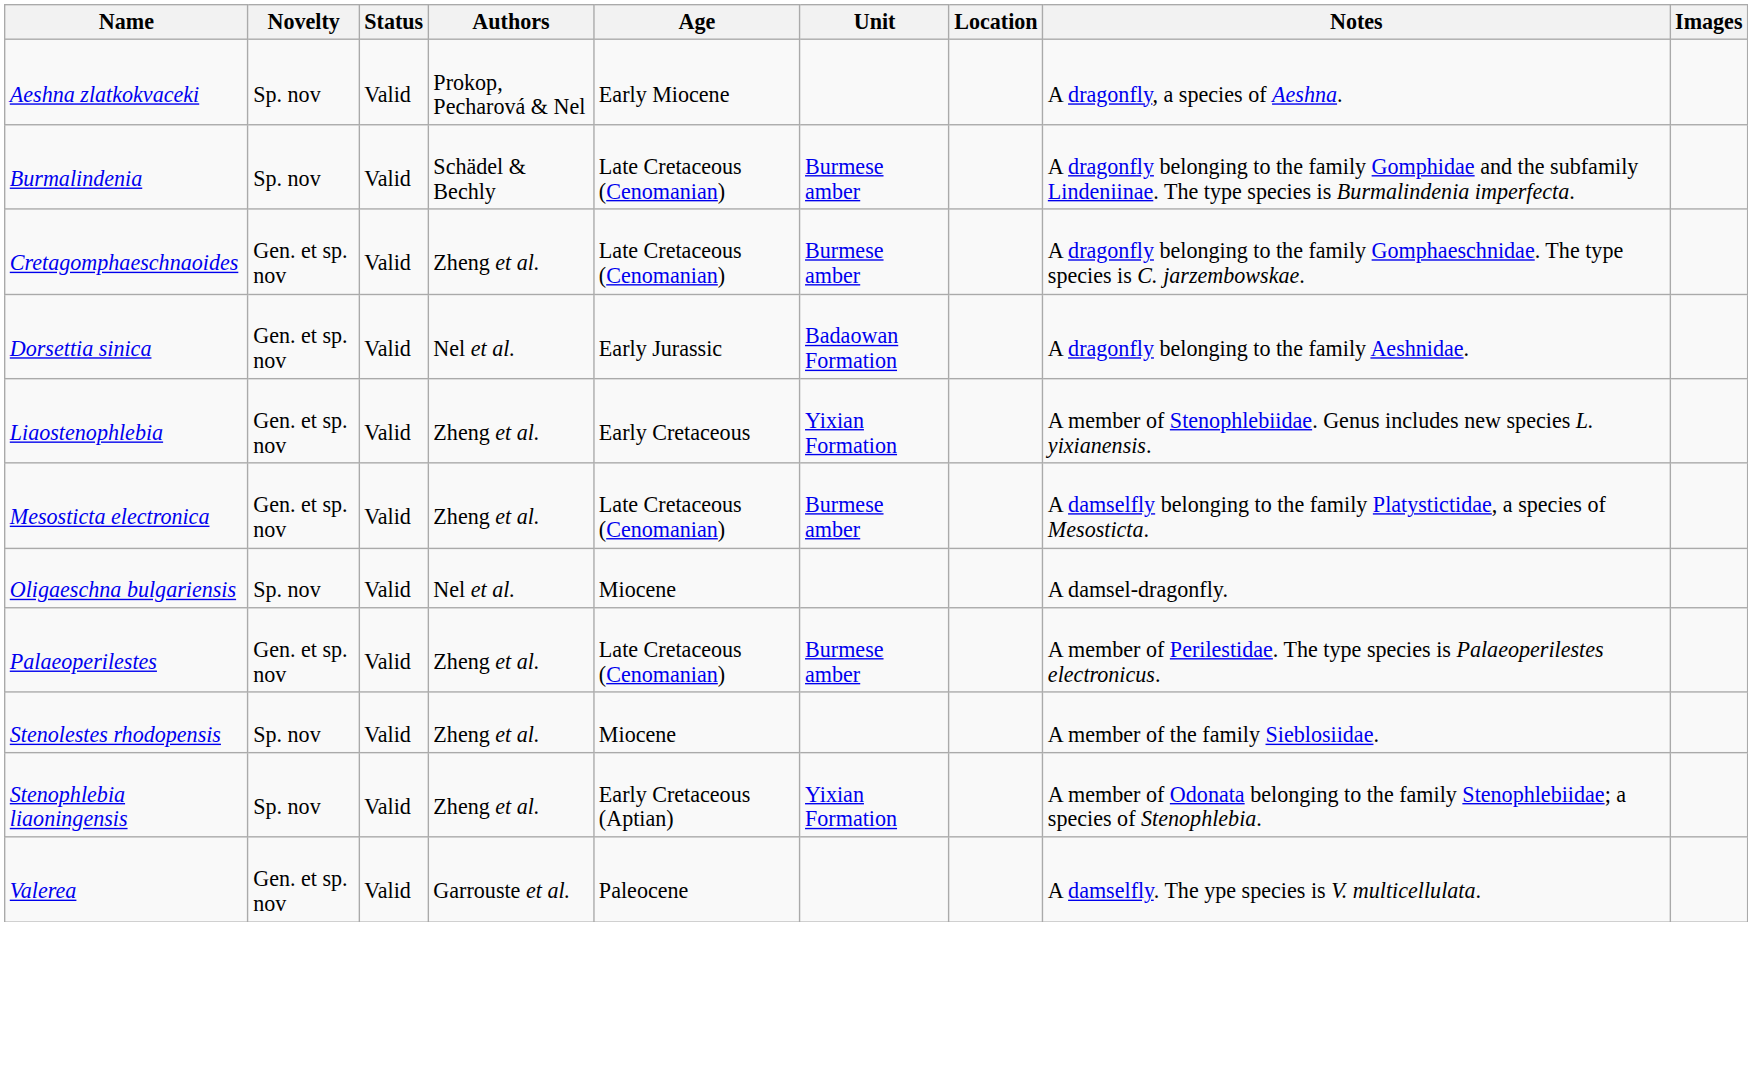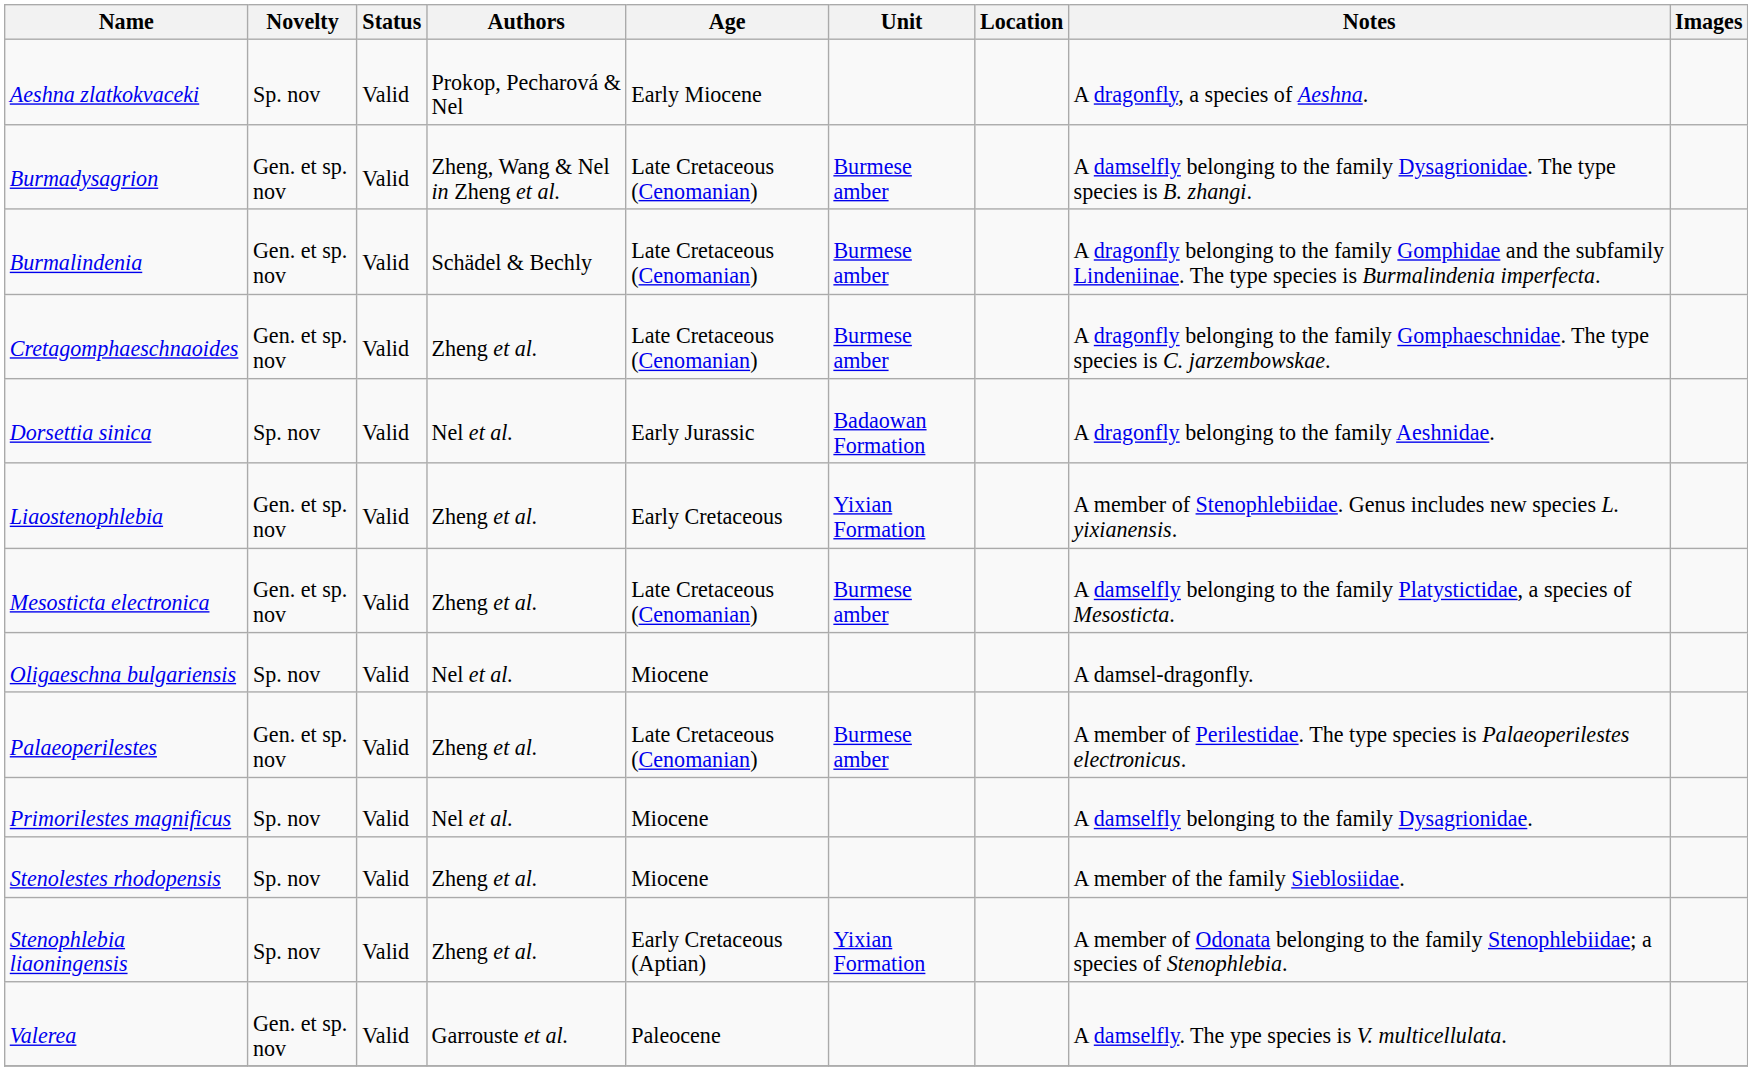+ row: (84, 178)
(287, 178) Sp. nov -> (300, 263) Gen. et sp. nov
(300, 348) Gen. et sp. nov -> (287, 433) Sp. nov
+ row: (120, 819)
